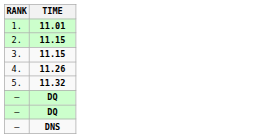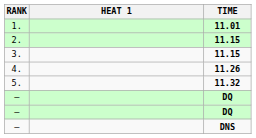+ column: (117, 11)
